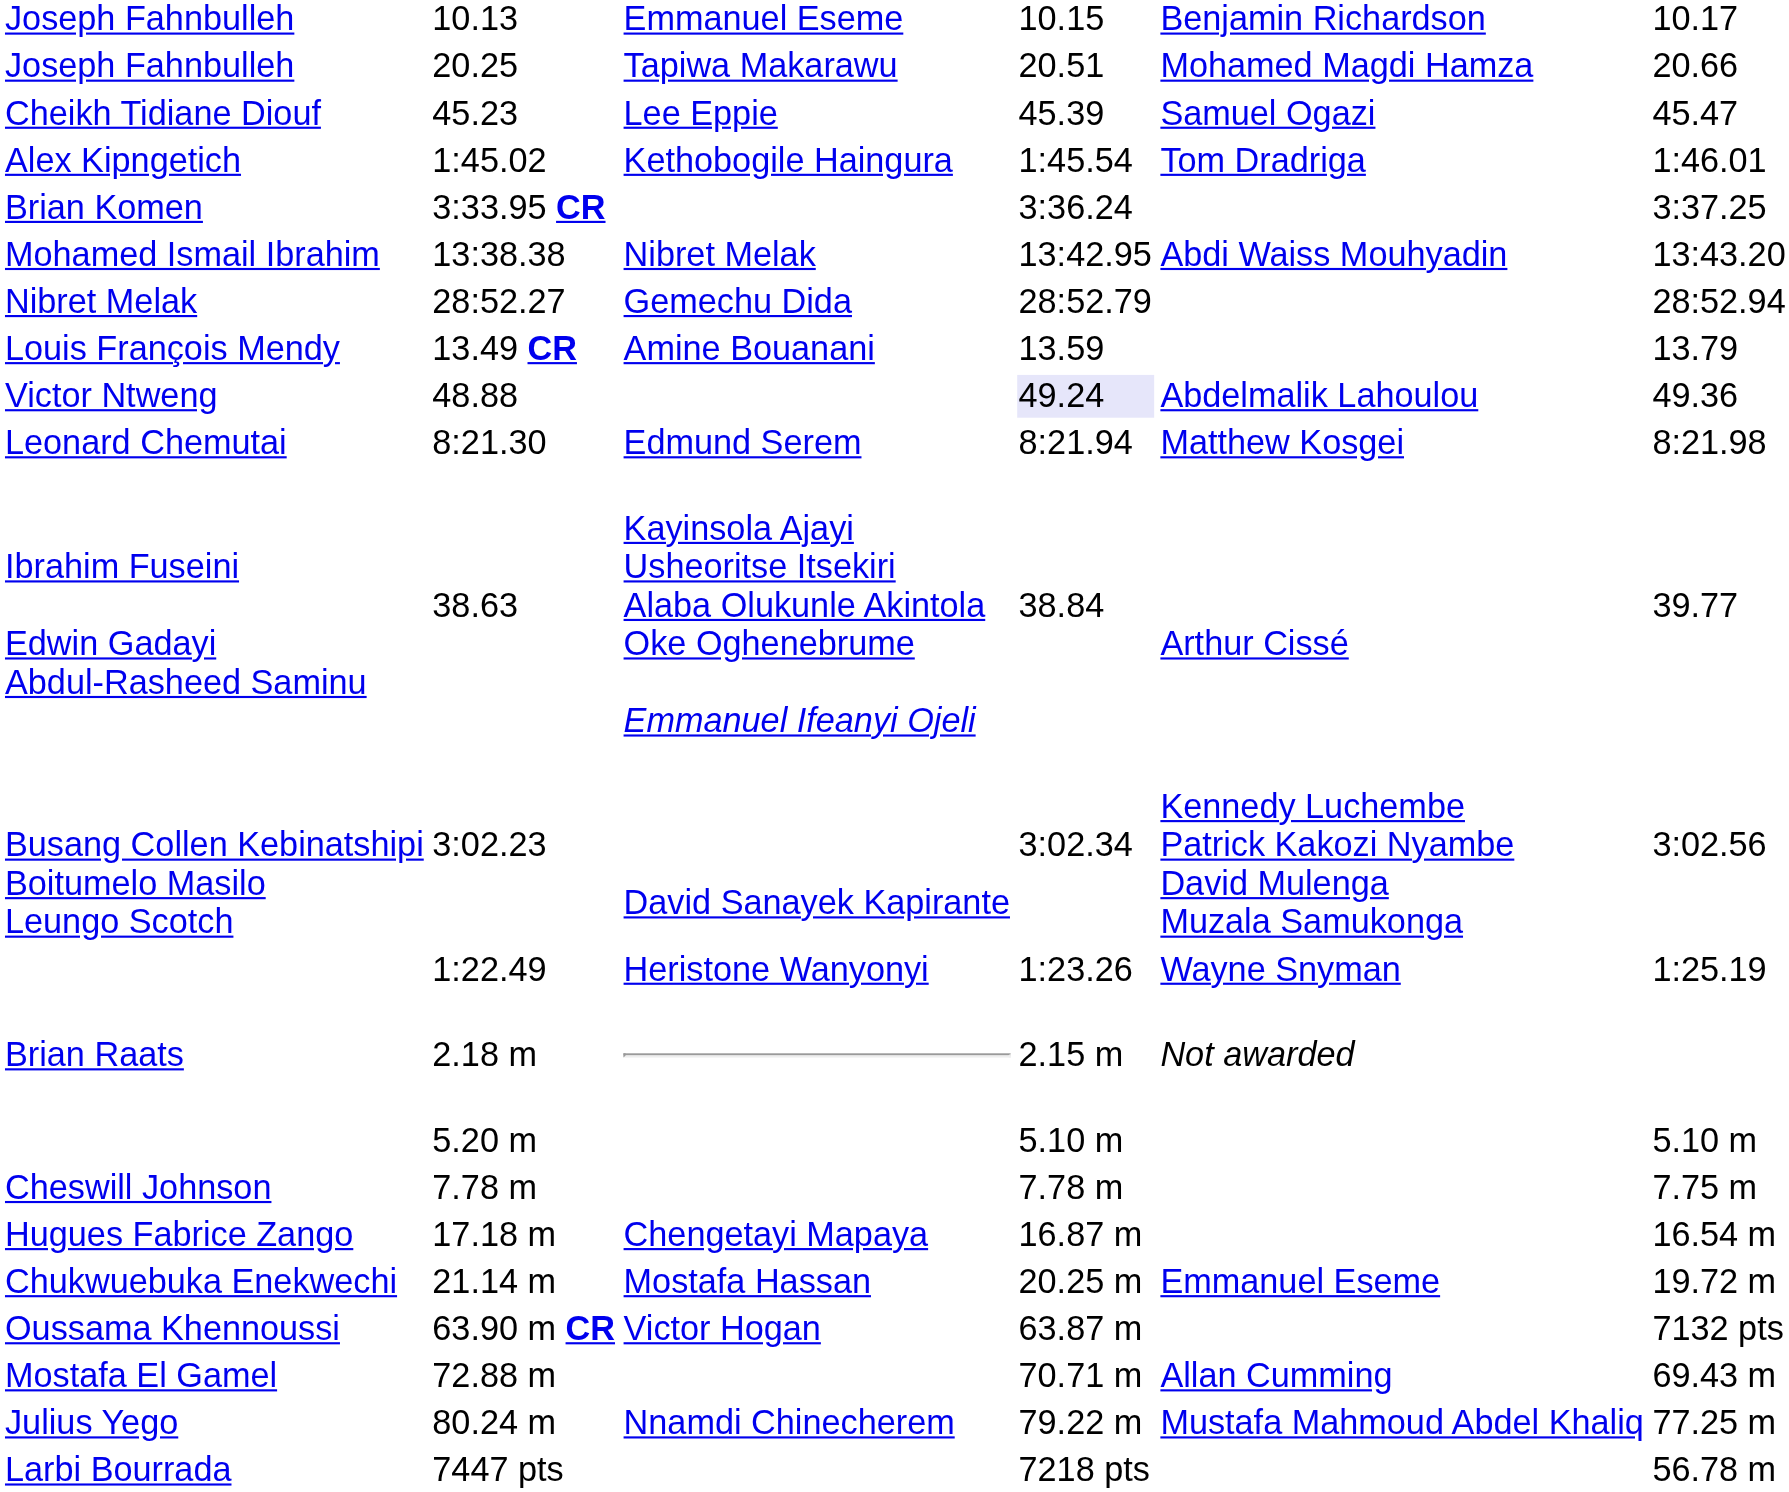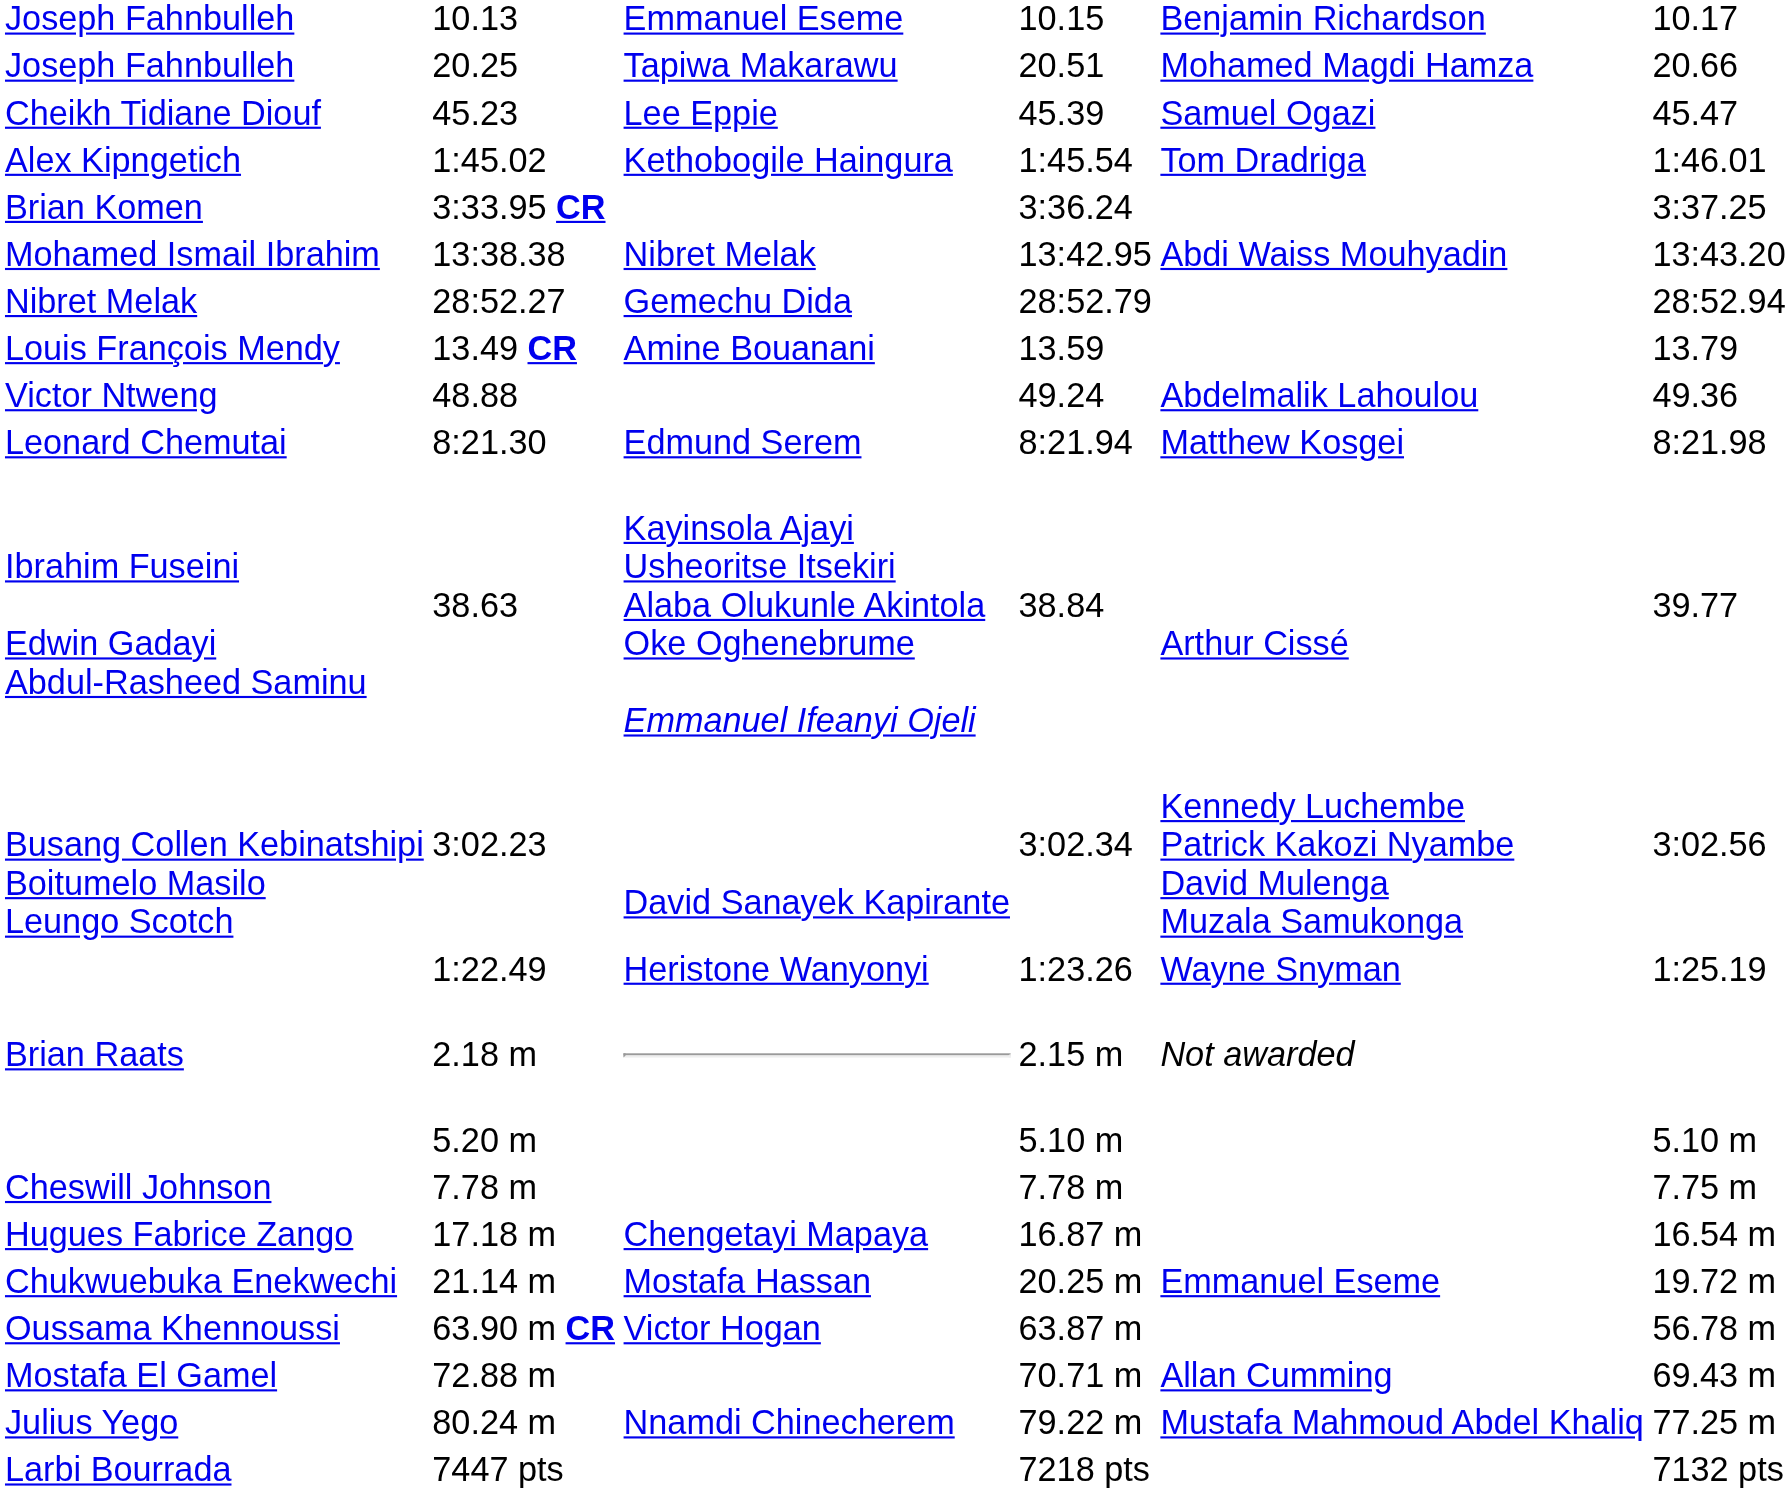(1061, 395) lavender background -> (1061, 395) no background
(1718, 1328) 7132 pts -> (1714, 1328) 56.78 m
(1714, 1470) 56.78 m -> (1718, 1470) 7132 pts
